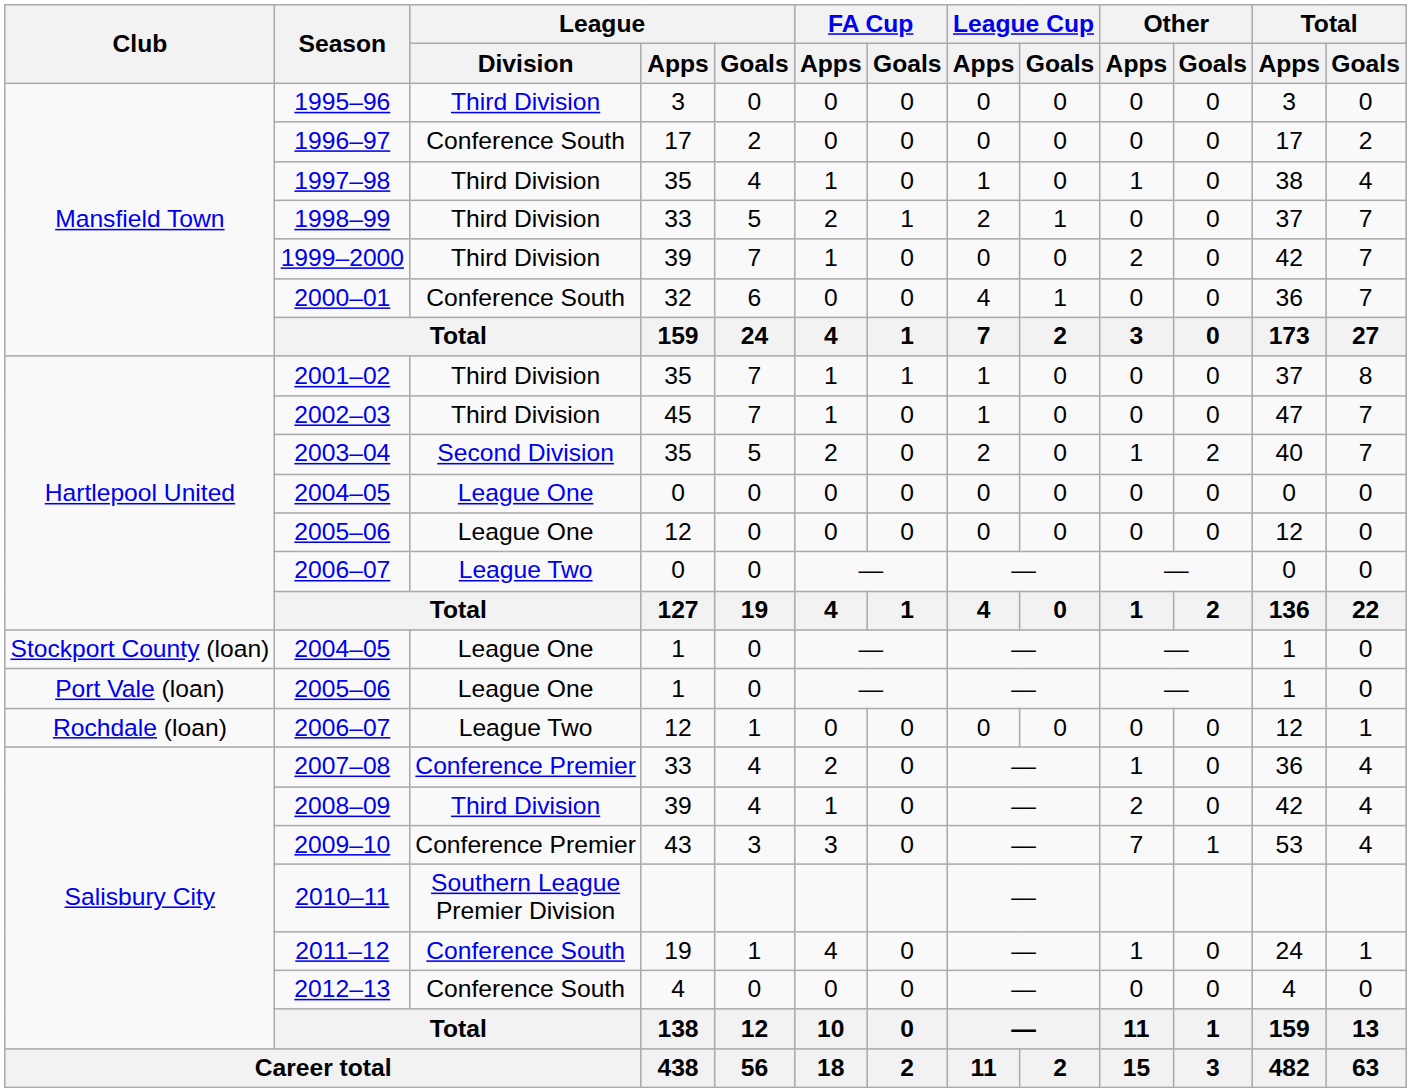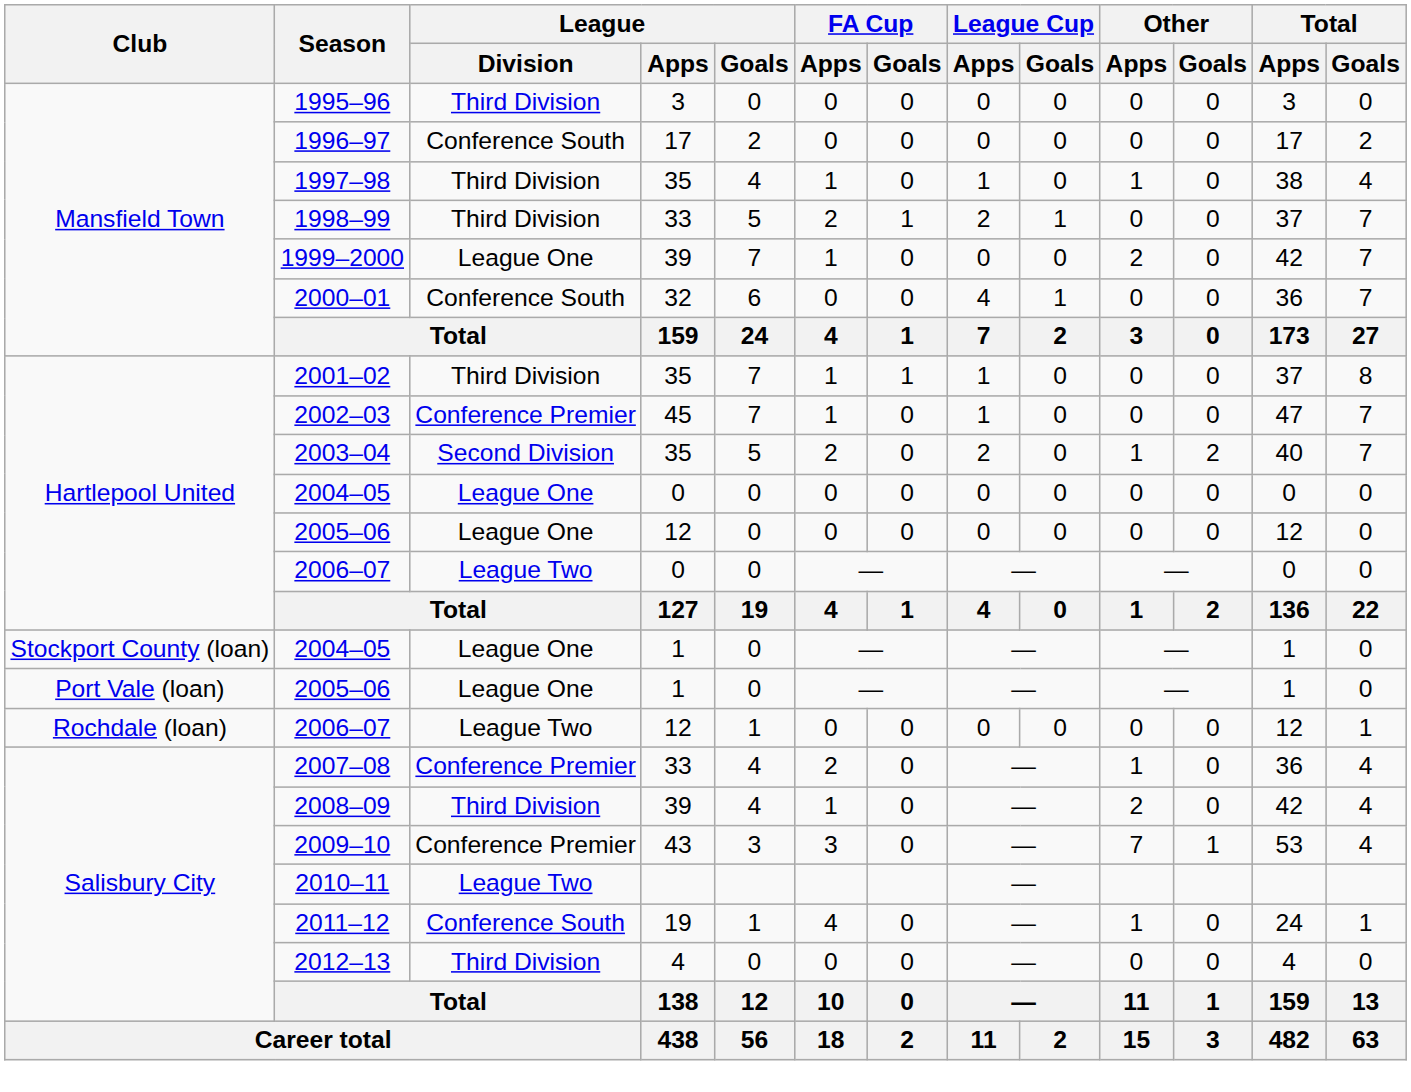(526, 258) Third Division -> (526, 258) League One
(526, 414) Third Division -> (526, 414) Conference Premier
(526, 897) Southern League Premier Division -> (526, 883) League Two
(526, 989) Conference South -> (526, 961) Third Division
